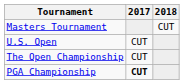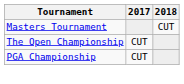- row: (32, 42)
(139, 72) bold -> (139, 57) normal
